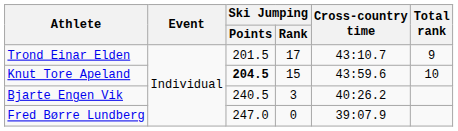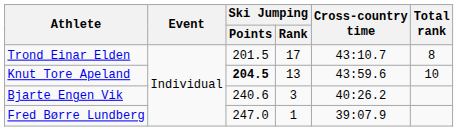(432, 55) 9 -> (432, 55) 8
(293, 75) 15 -> (293, 75) 13
(251, 95) 240.5 -> (251, 95) 240.6
(293, 116) 0 -> (293, 116) 1
